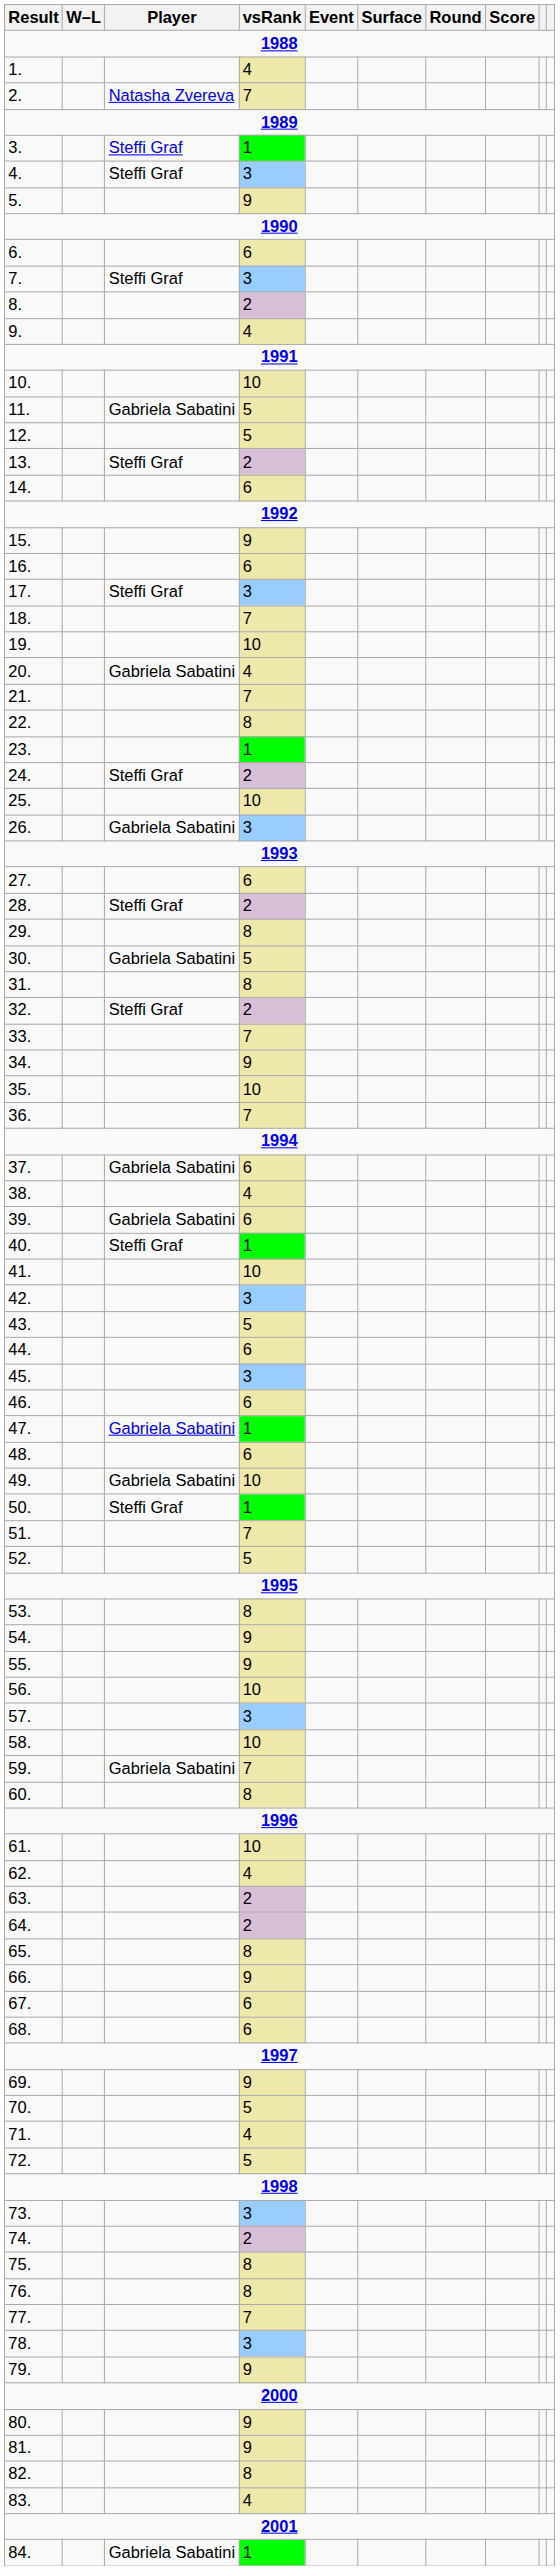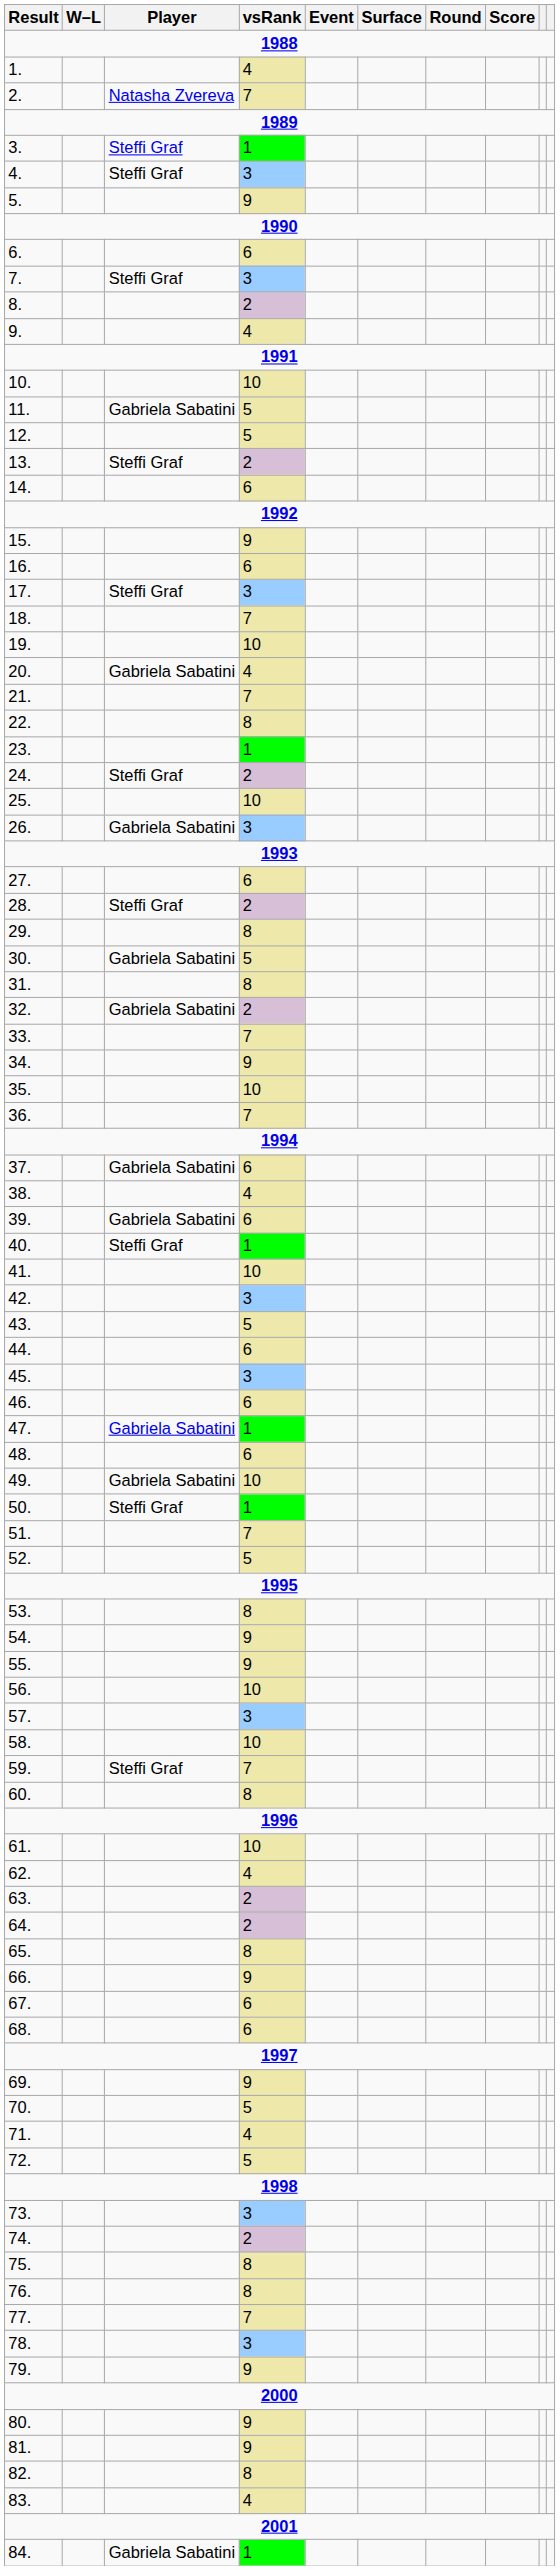(146, 1010) Steffi Graf -> (172, 1010) Gabriela Sabatini
(172, 1768) Gabriela Sabatini -> (146, 1768) Steffi Graf
